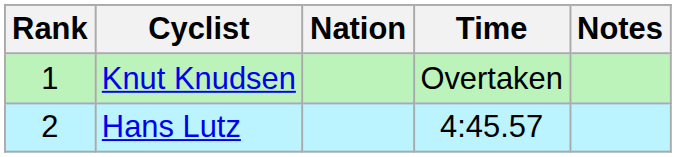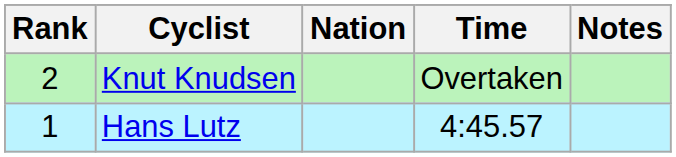(50, 77) 1 -> (50, 77) 2
(50, 126) 2 -> (50, 126) 1
